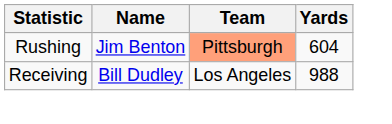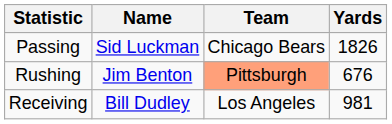+ row: (48, 47)
(324, 47) 604 -> (358, 75) 676
(324, 75) 988 -> (358, 103) 981
